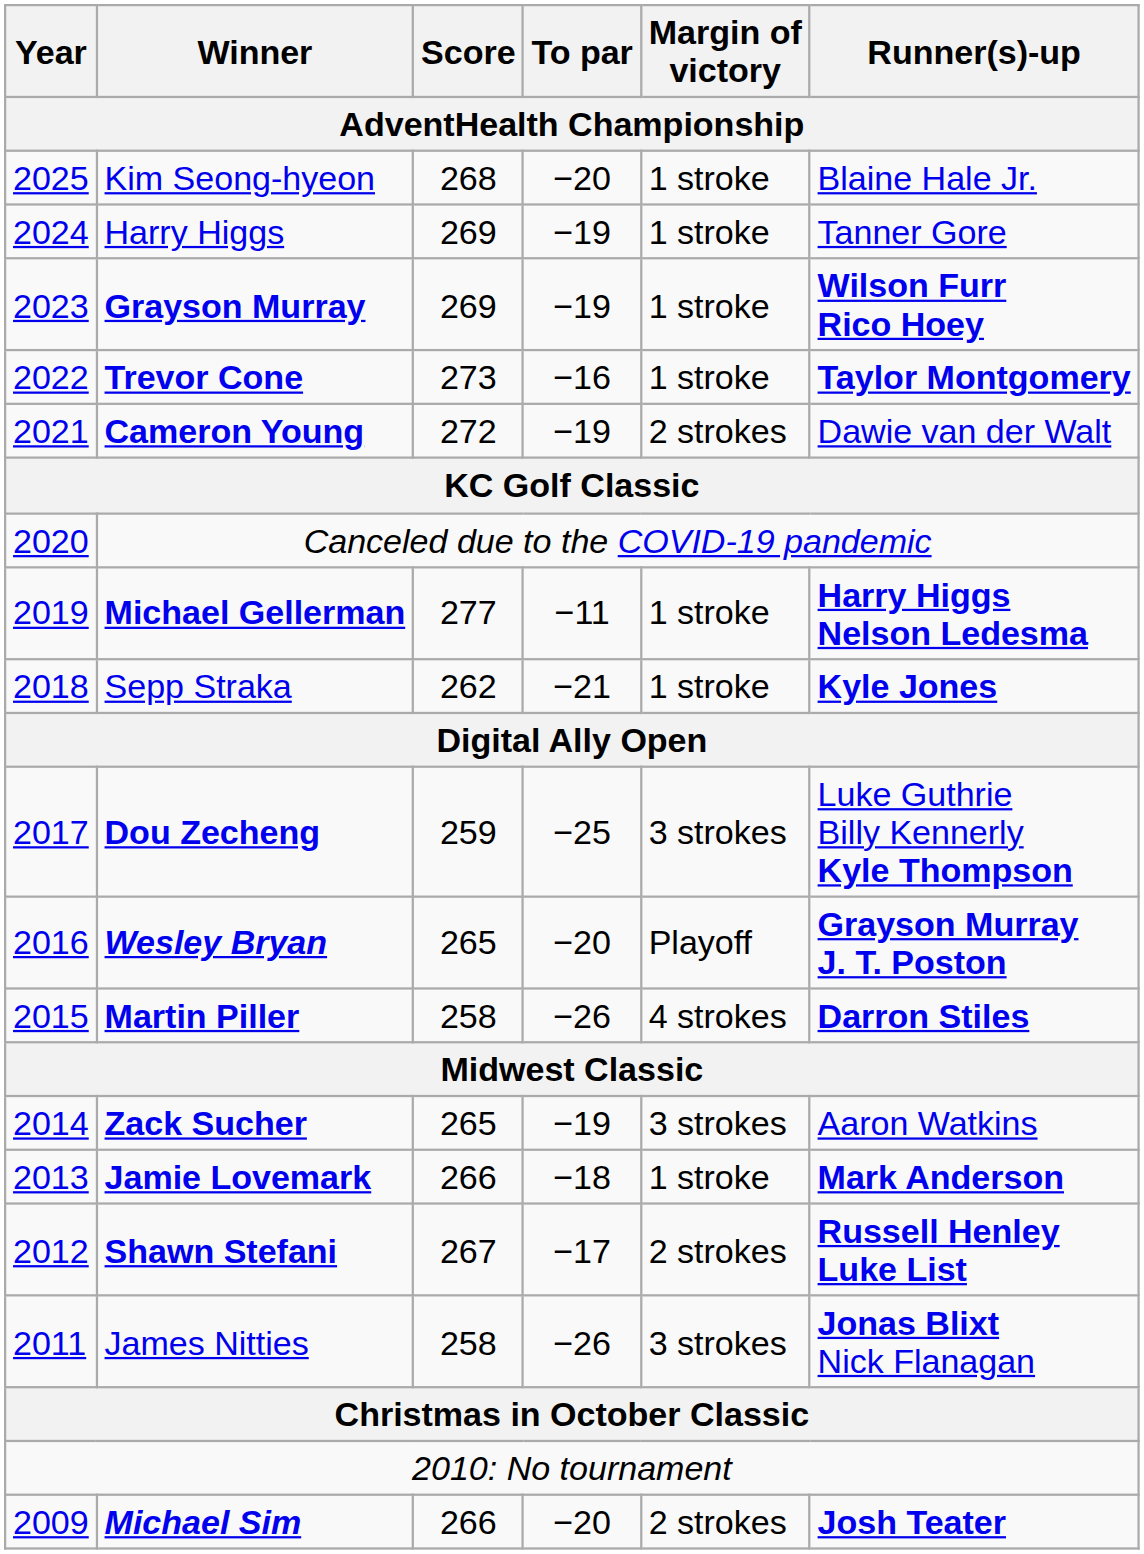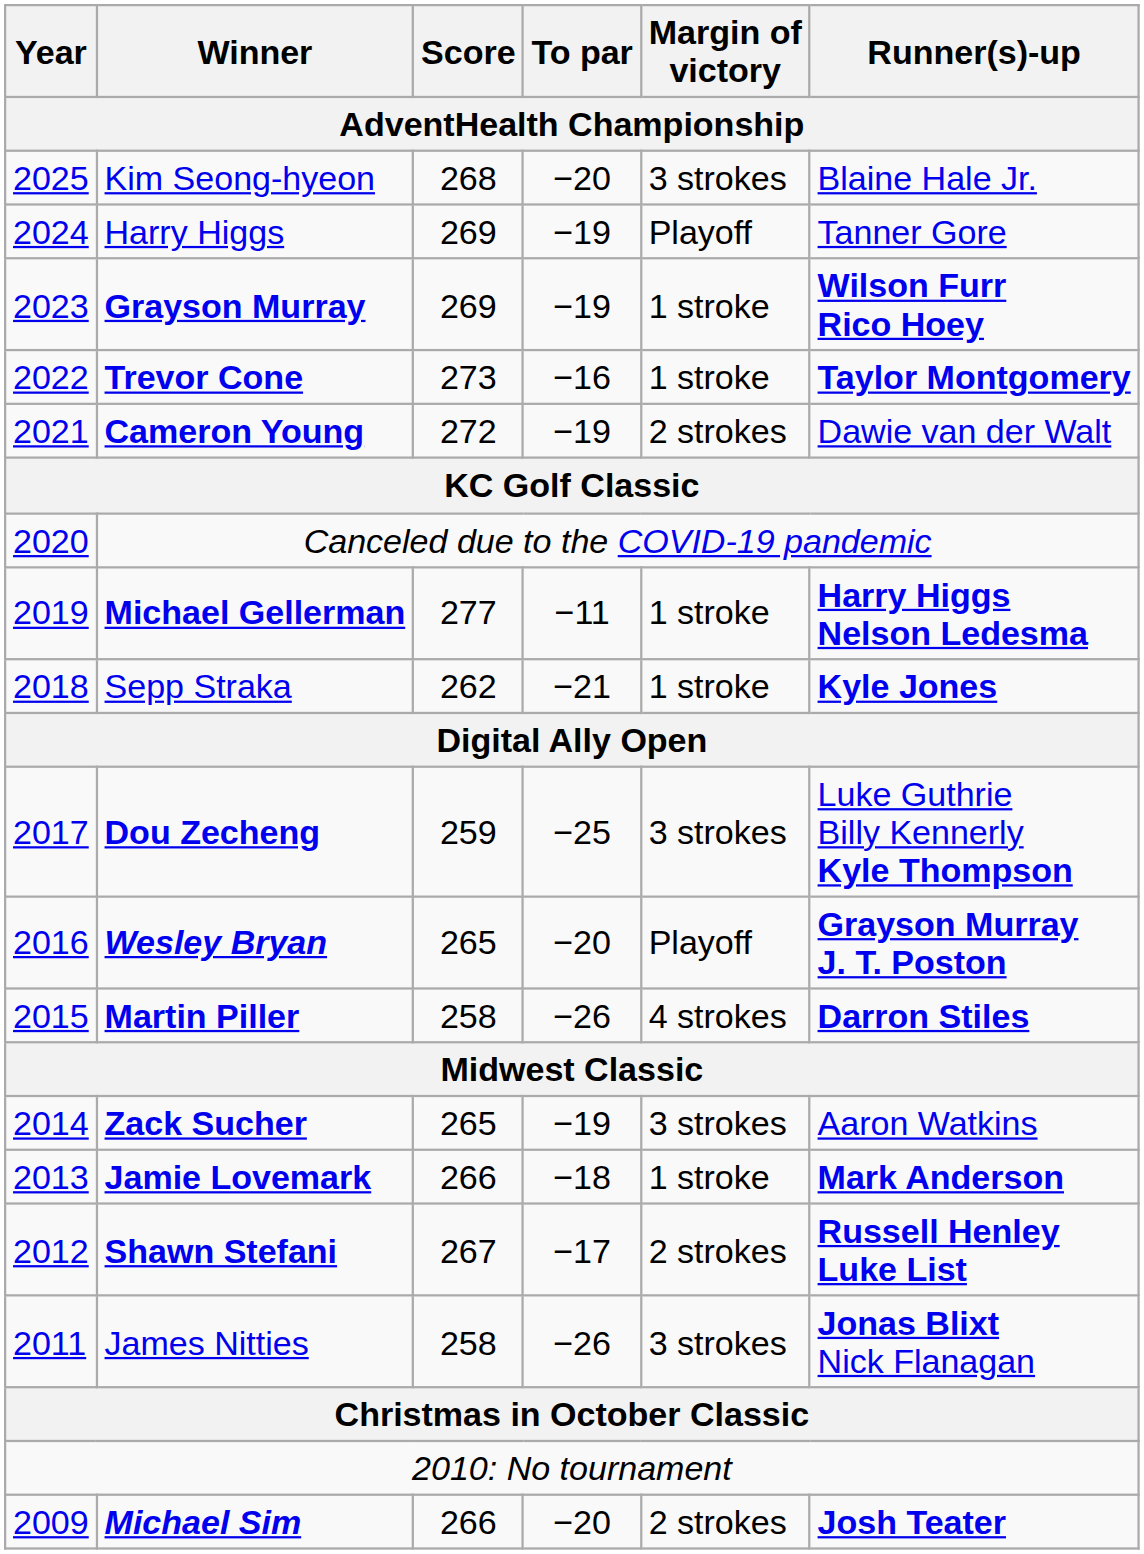(709, 178) 1 stroke -> (718, 178) 3 strokes
(709, 232) 1 stroke -> (700, 232) Playoff
